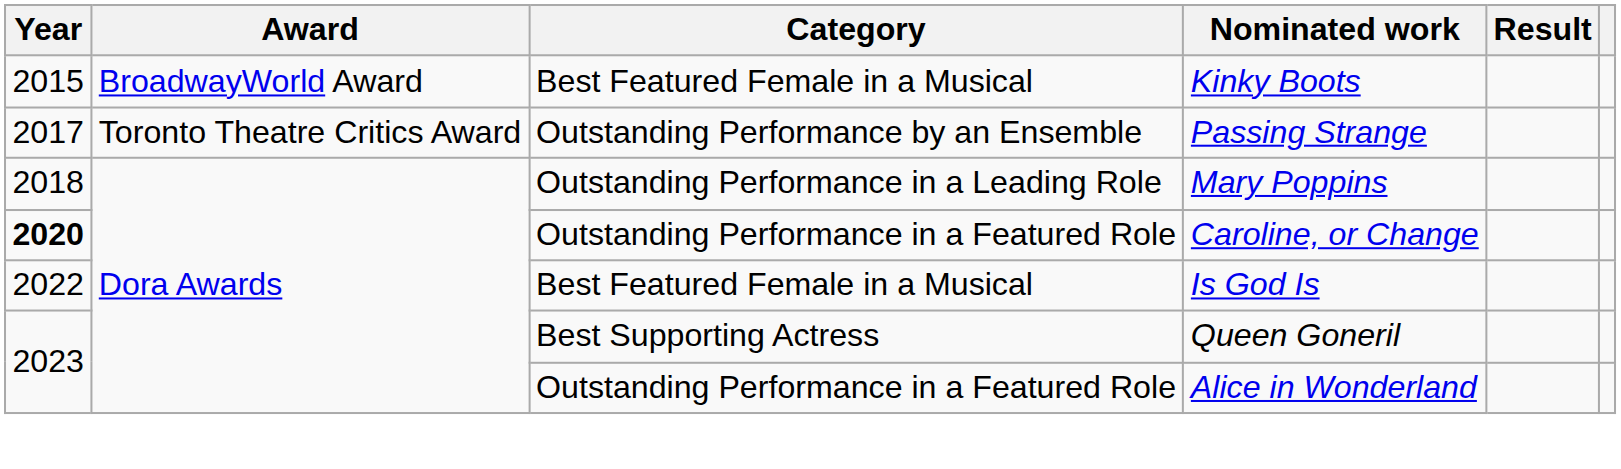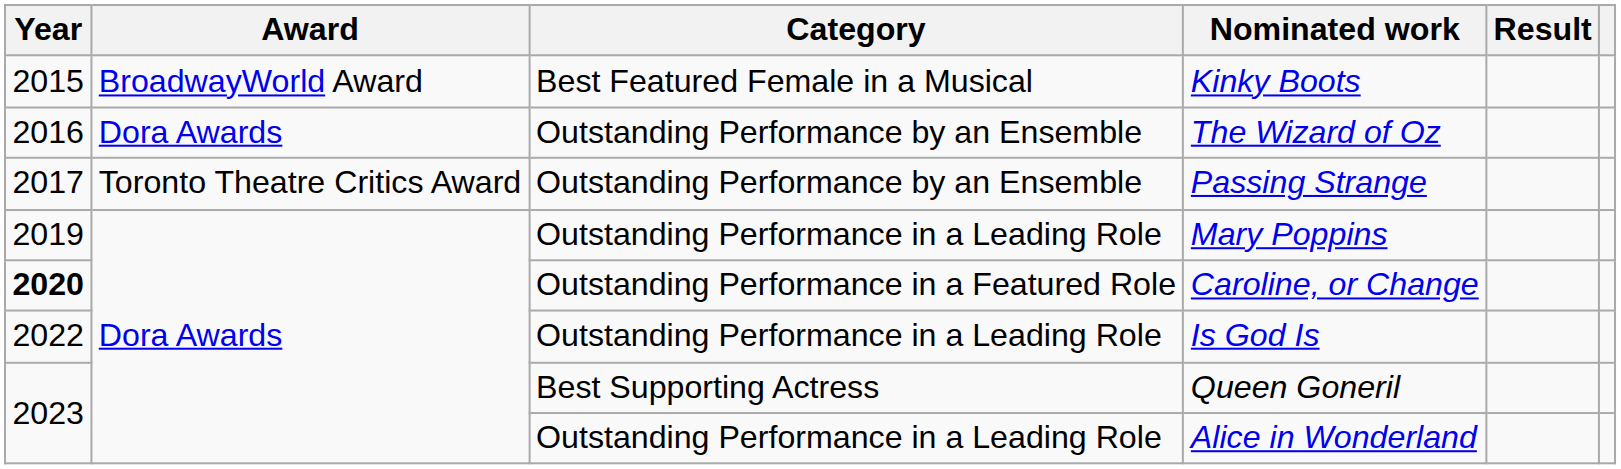+ row: (1316, 132)
(48, 183) 2018 -> (48, 234) 2019
(785, 285) Best Featured Female in a Musical -> (849, 336) Outstanding Performance in a Leading Role
(856, 387) Outstanding Performance in a Featured Role -> (849, 438) Outstanding Performance in a Leading Role
